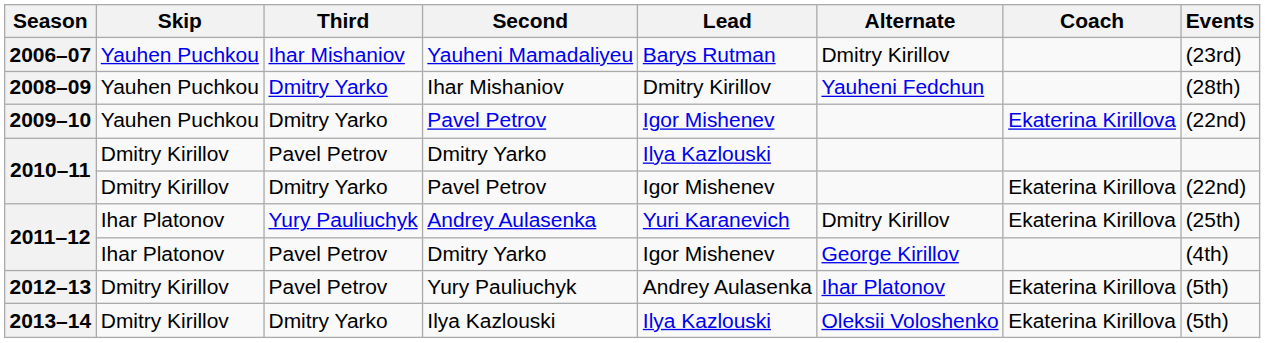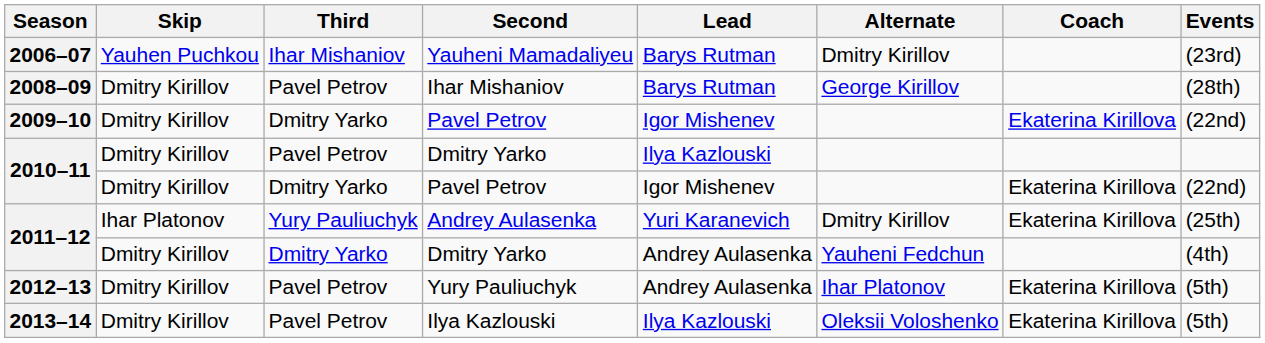(180, 87) Yauhen Puchkou -> (165, 87) Dmitry Kirillov
(328, 87) Dmitry Yarko -> (328, 87) Pavel Petrov
(707, 87) Dmitry Kirillov -> (709, 87) Barys Rutman
(903, 87) Yauheni Fedchun -> (890, 87) George Kirillov
(180, 120) Yauhen Puchkou -> (165, 120) Dmitry Kirillov
(163, 253) Ihar Platonov -> (165, 253) Dmitry Kirillov
(328, 253) Pavel Petrov -> (328, 253) Dmitry Yarko
(709, 253) Igor Mishenev -> (727, 253) Andrey Aulasenka
(890, 253) George Kirillov -> (903, 253) Yauheni Fedchun
(328, 320) Dmitry Yarko -> (328, 320) Pavel Petrov
